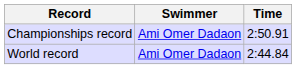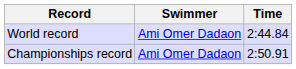rows swapped: (43, 53) <-> (70, 34)
